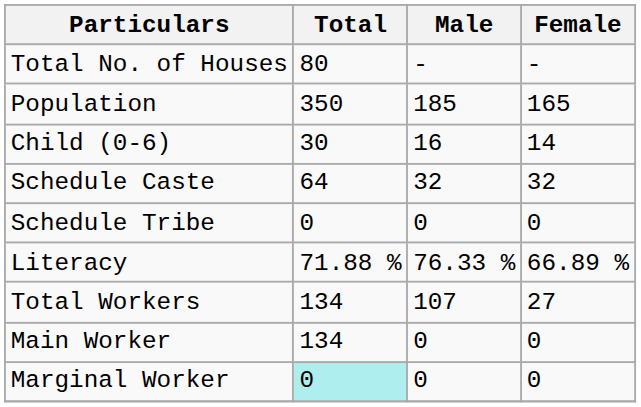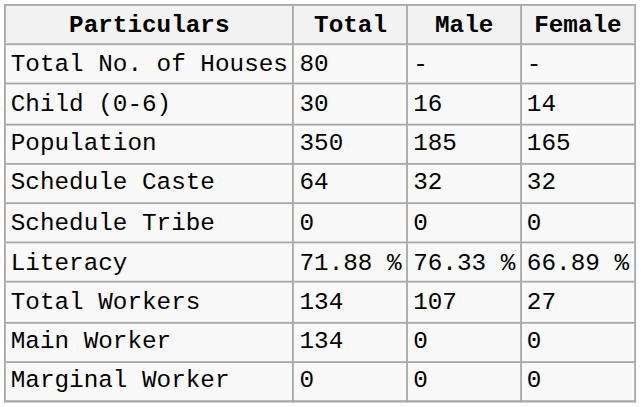rows swapped: (84, 104) <-> (91, 144)
(307, 381) paleturquoise background -> (307, 381) no background
